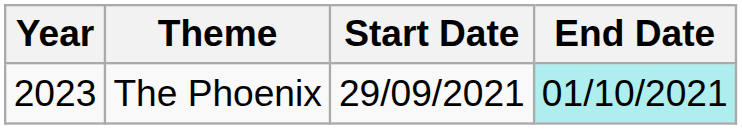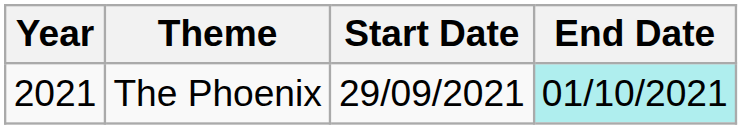(55, 92) 2023 -> (55, 92) 2021
